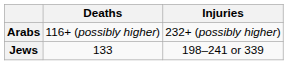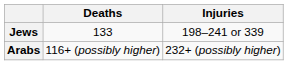rows swapped: (24, 50) <-> (24, 32)
